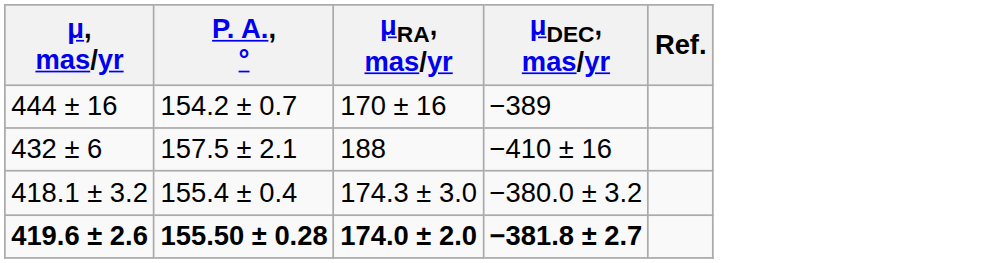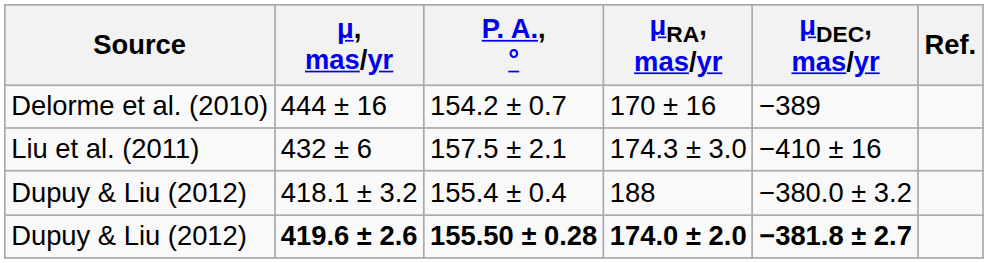+ column: (140, 44)
(363, 149) 188 -> (678, 149) 174.3 ± 3.0
(409, 192) 174.3 ± 3.0 -> (633, 192) 188
